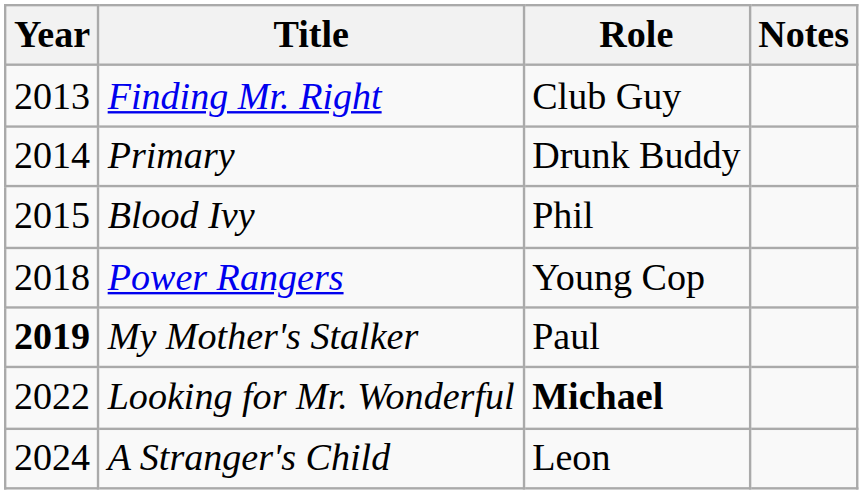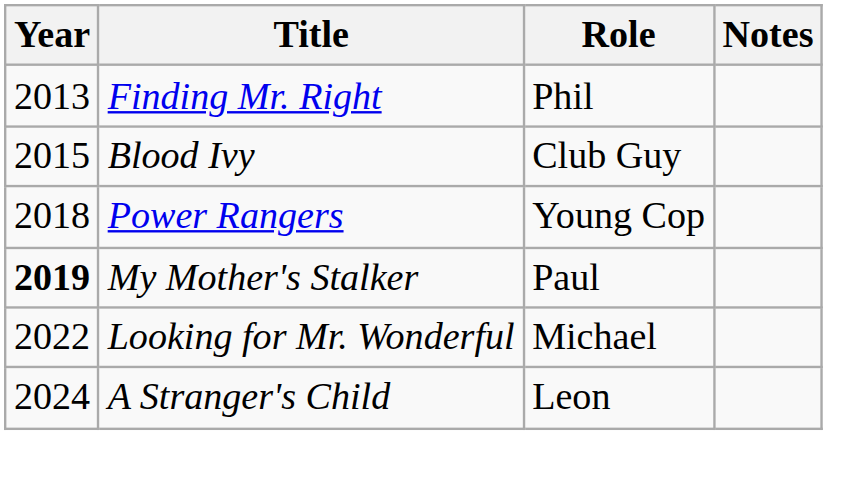(607, 95) Club Guy -> (563, 95) Phil
- row: (171, 155)
(563, 215) Phil -> (607, 155) Club Guy
(598, 397) bold -> (595, 336) normal
